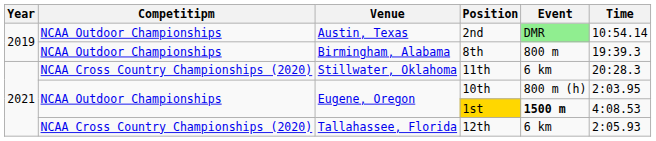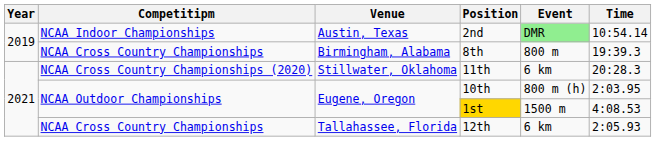(131, 33) NCAA Outdoor Championships -> (128, 33) NCAA Indoor Championships
(131, 52) NCAA Outdoor Championships -> (152, 52) NCAA Cross Country Championships
(545, 108) bold -> (545, 108) normal
(176, 127) NCAA Cross Country Championships (2020) -> (152, 127) NCAA Cross Country Championships
